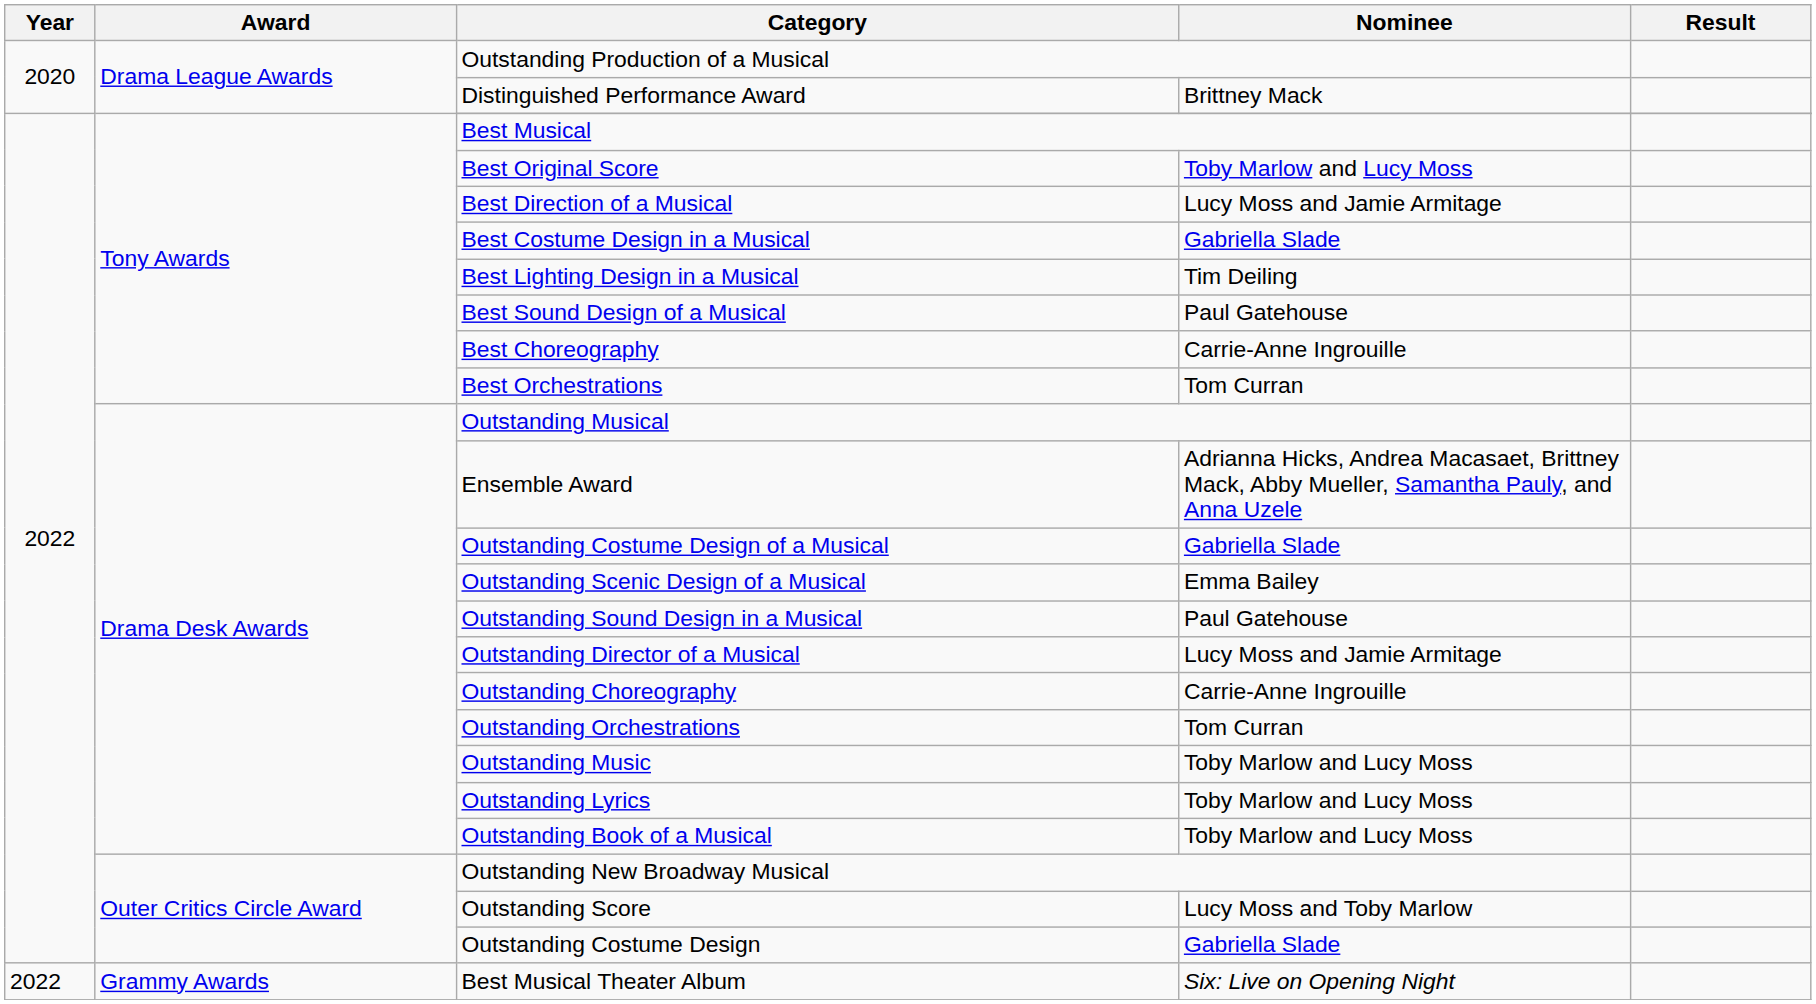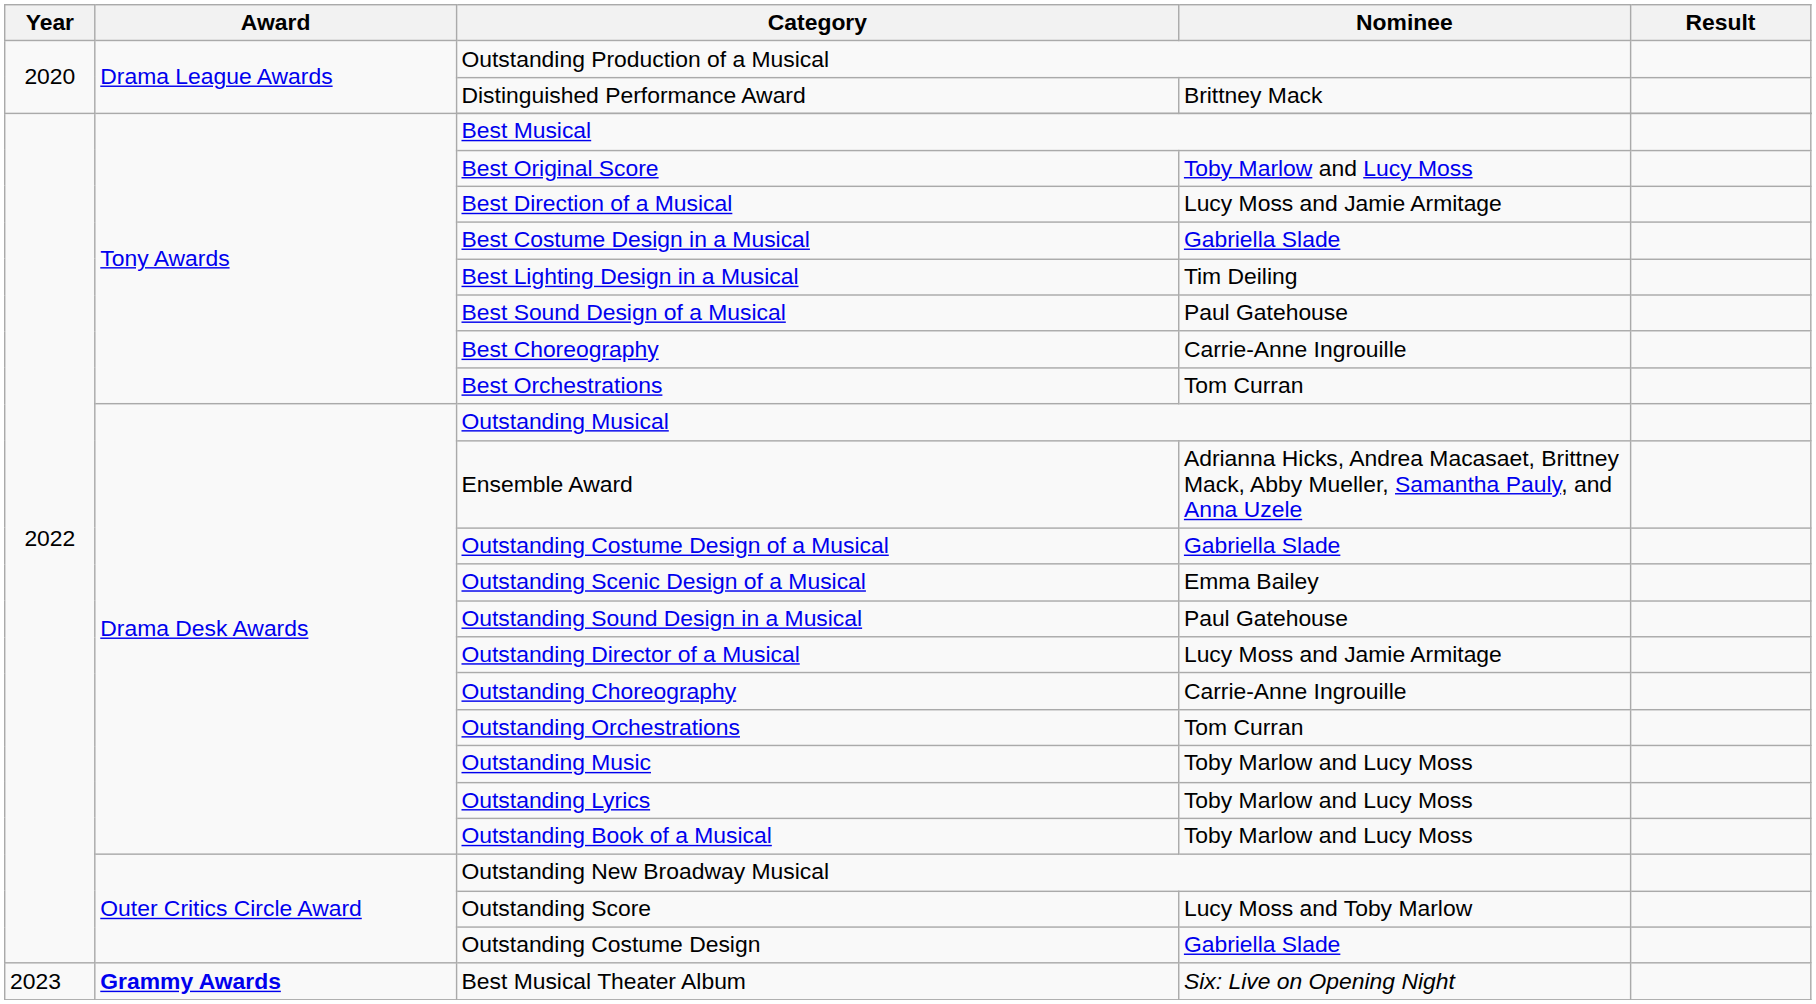(35, 981) 2022 -> (35, 981) 2023
(185, 981) normal -> (191, 981) bold
